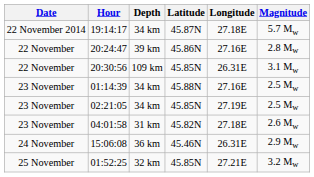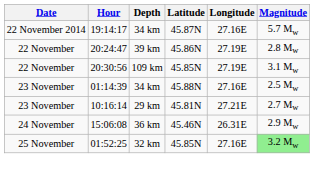(232, 30) 27.18E -> (232, 30) 27.16E
(232, 49) 27.16E -> (232, 49) 27.19E
(232, 68) 26.31E -> (232, 68) 27.19E
- row: (109, 105)
- row: (109, 124)
+ row: (109, 105)
(232, 162) 27.21E -> (232, 143) 27.16E
(283, 162) no background -> (283, 143) lightgreen background
